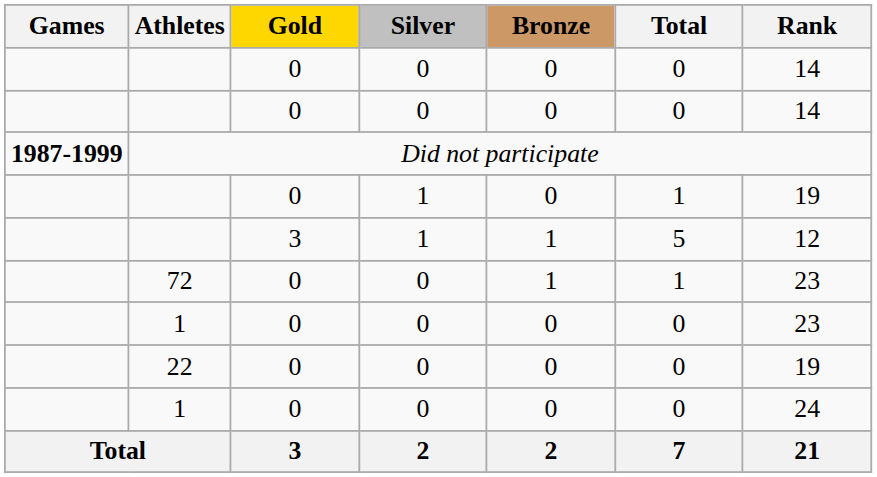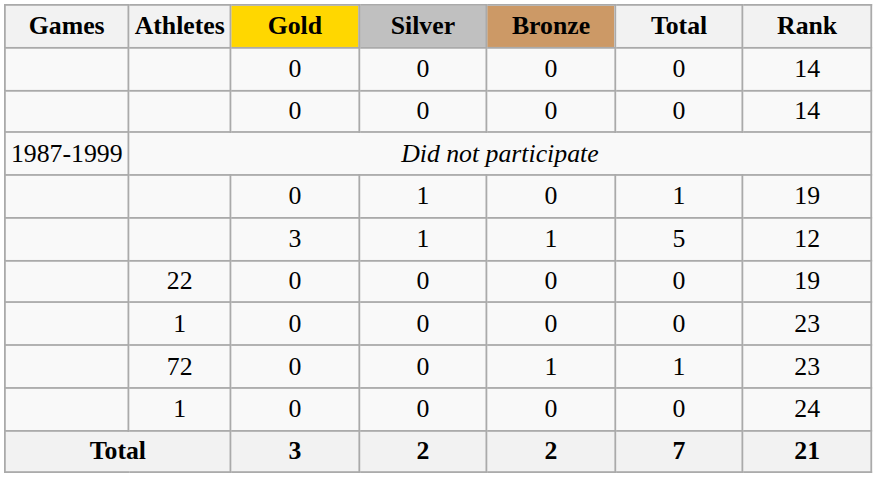(67, 153) bold -> (67, 153) normal
rows swapped: (180, 366) <-> (180, 281)
